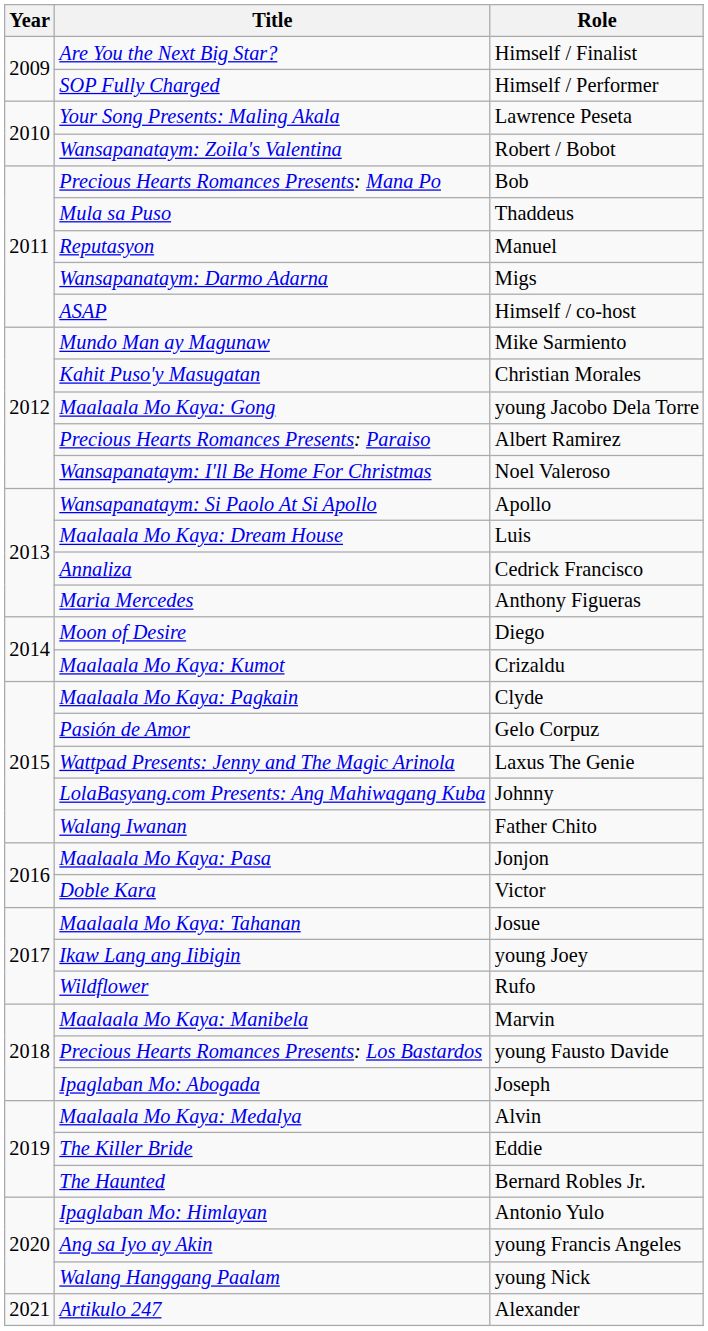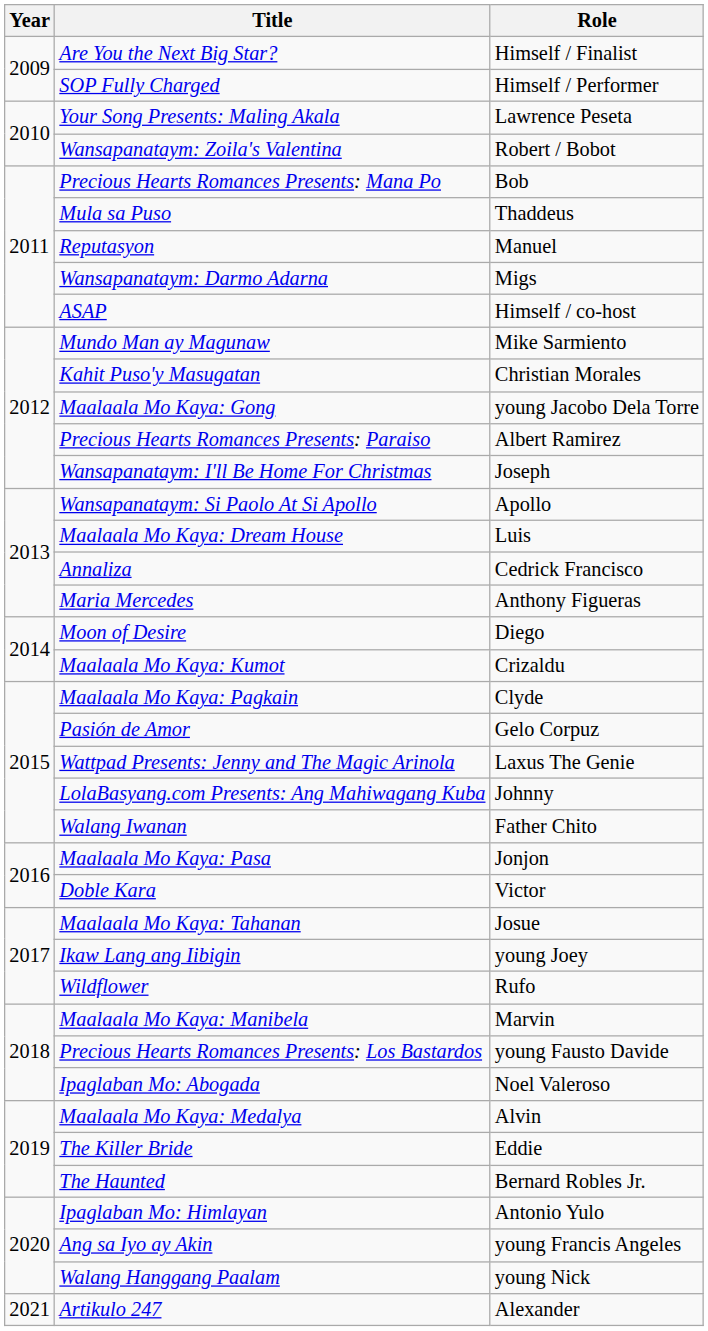(552, 471) Noel Valeroso -> (522, 471) Joseph
(522, 1084) Joseph -> (552, 1084) Noel Valeroso
